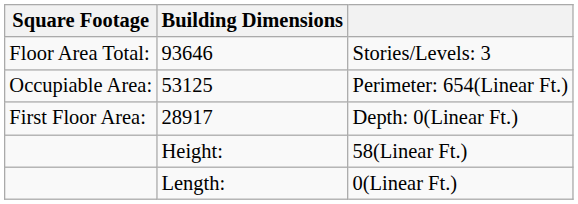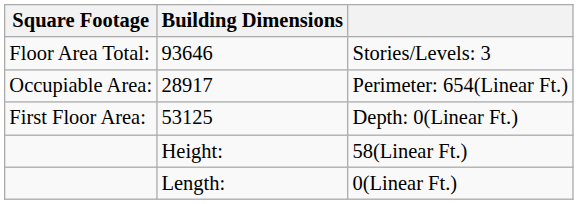(187, 85) 53125 -> (187, 85) 28917
(187, 118) 28917 -> (187, 118) 53125
